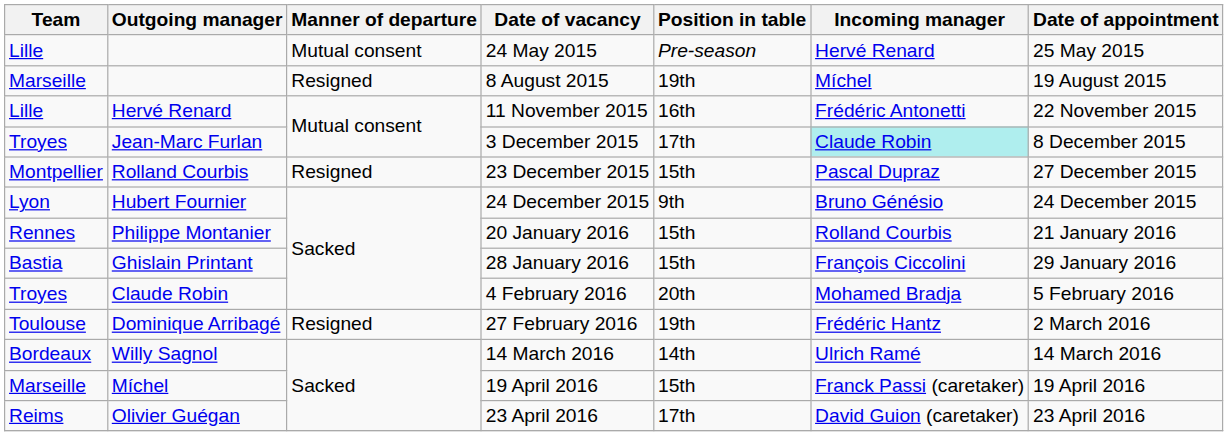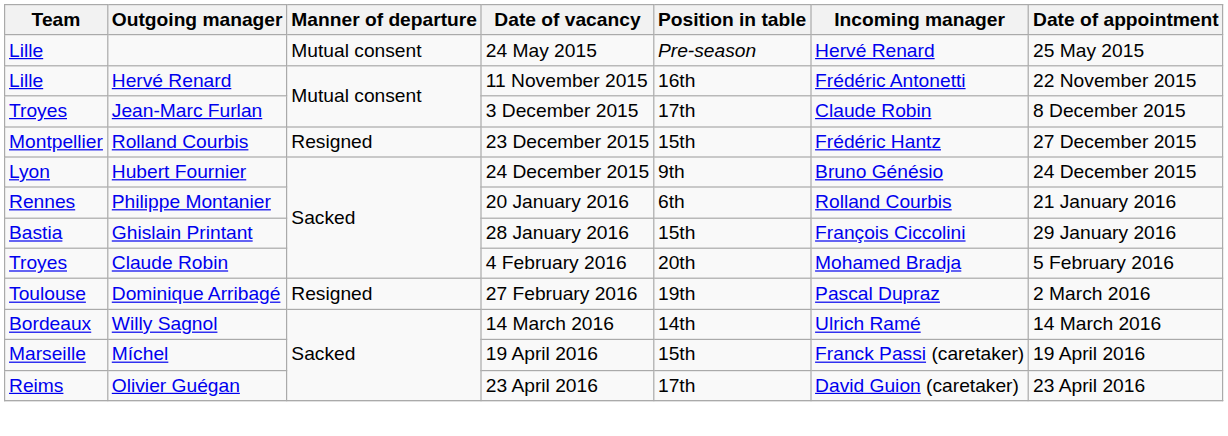- row: (547, 80)
(873, 141) paleturquoise background -> (873, 111) no background
(878, 171) Pascal Dupraz -> (878, 141) Frédéric Hantz
(677, 232) 15th -> (671, 202) 6th
(878, 324) Frédéric Hantz -> (878, 293) Pascal Dupraz
